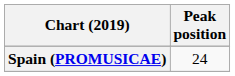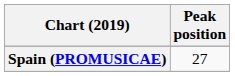(200, 58) 24 -> (200, 58) 27
